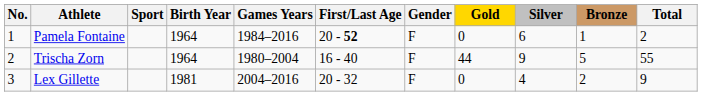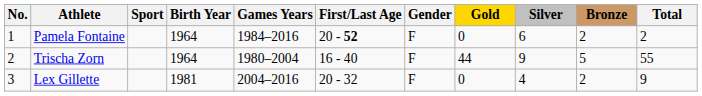(583, 36) 1 -> (583, 36) 2
